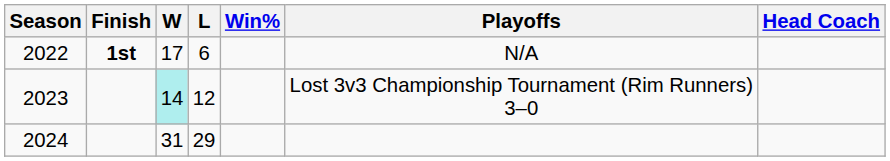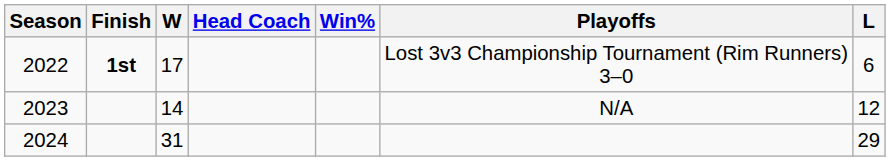columns swapped: (204, 21) <-> (821, 21)
(521, 53) N/A -> (616, 65) Lost 3v3 Championship Tournament (Rim Runners) 3–0
(172, 97) paleturquoise background -> (172, 108) no background
(521, 97) Lost 3v3 Championship Tournament (Rim Runners) 3–0 -> (616, 108) N/A
